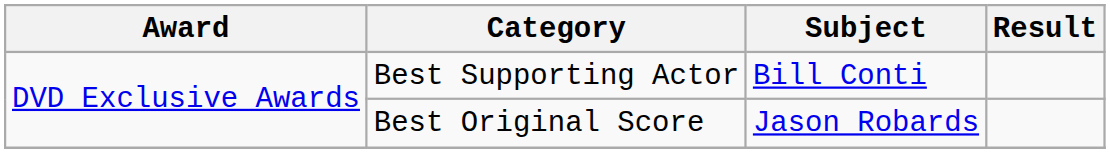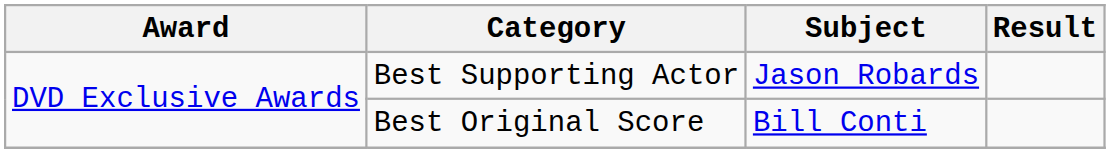(840, 76) Bill Conti -> (866, 76) Jason Robards
(866, 123) Jason Robards -> (840, 123) Bill Conti
